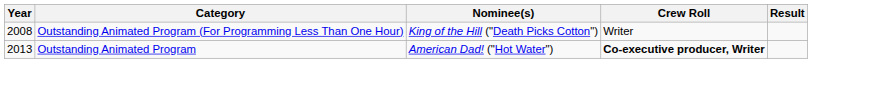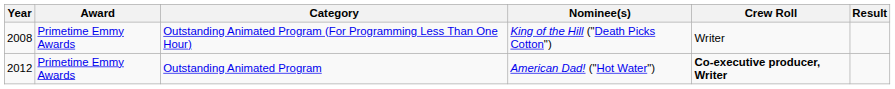+ column: (98, 13)
(20, 49) 2013 -> (20, 68) 2012
